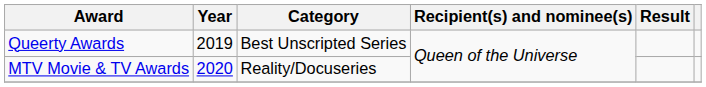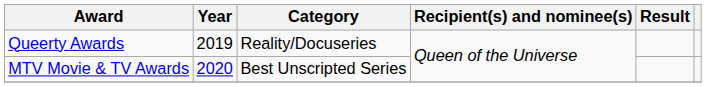(323, 43) Best Unscripted Series -> (308, 43) Reality/Docuseries
(308, 69) Reality/Docuseries -> (323, 69) Best Unscripted Series
